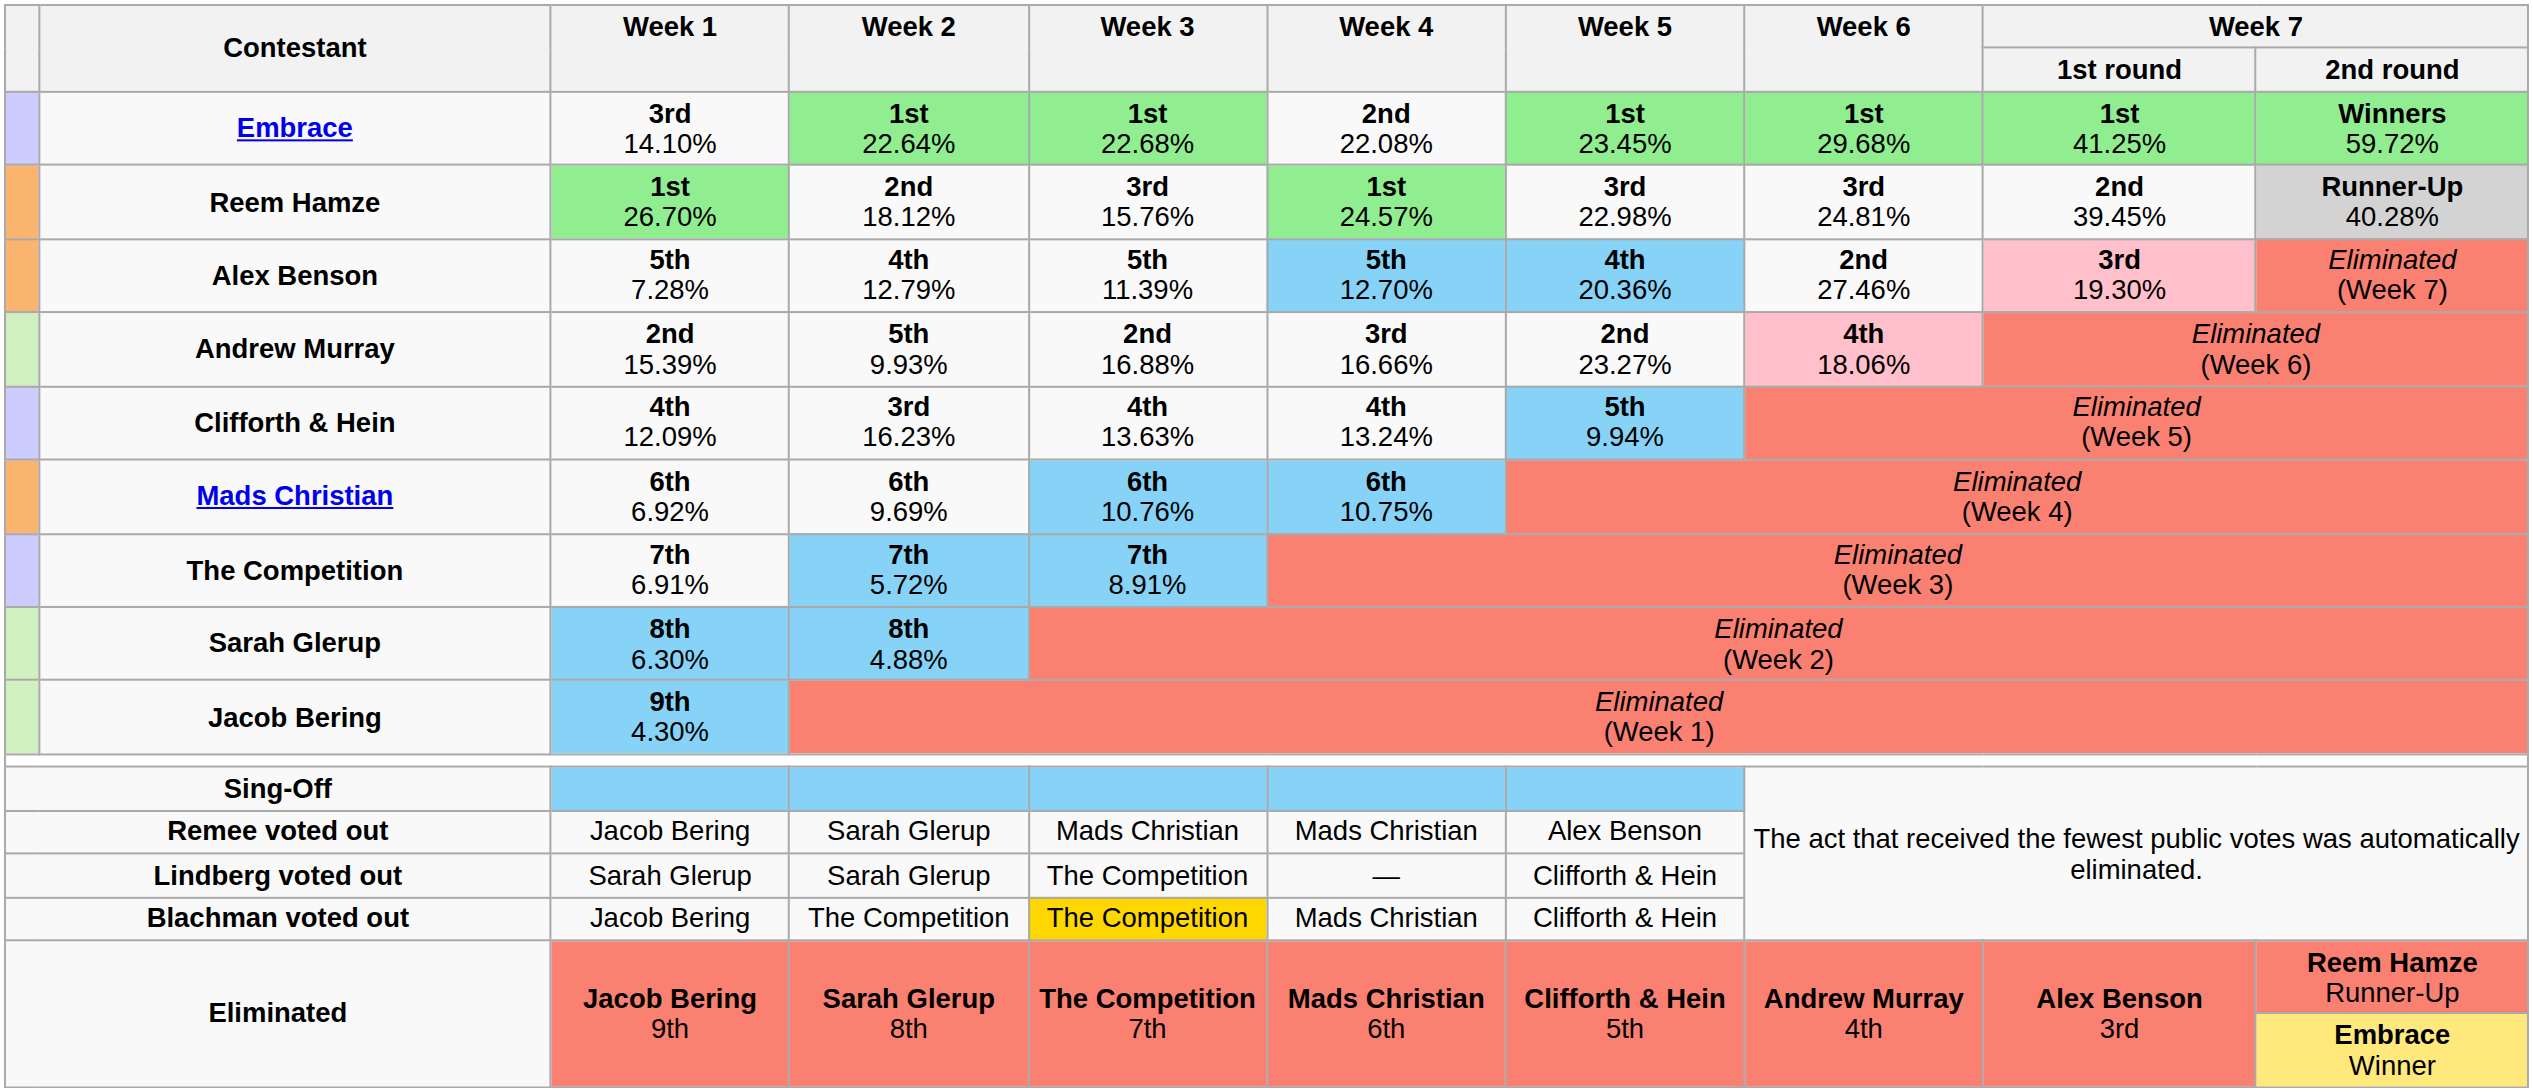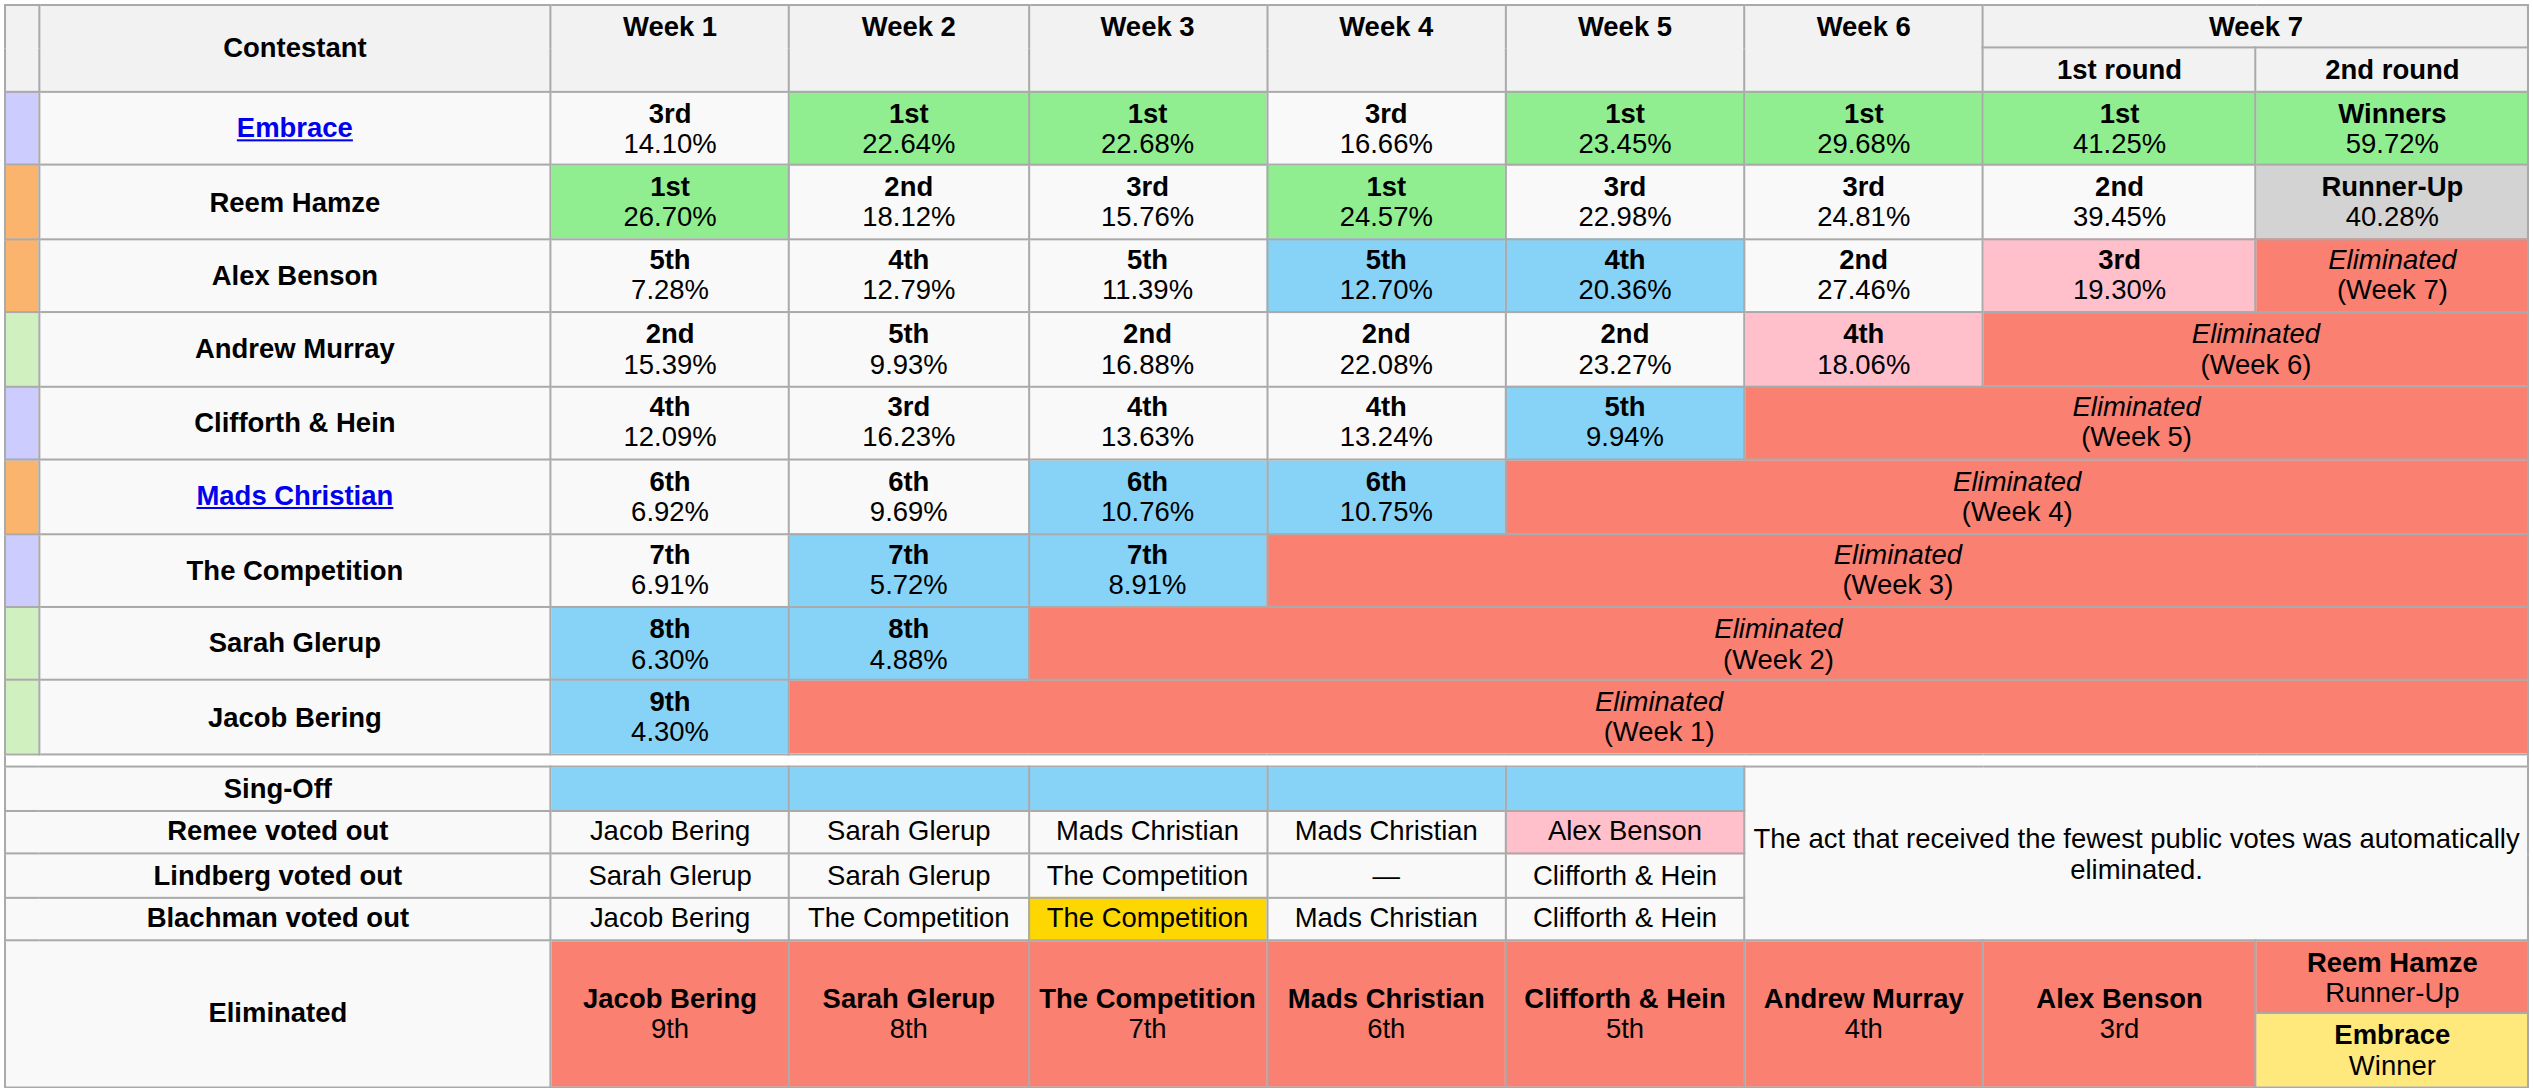(1386, 128) 2nd 22.08% -> (1386, 128) 3rd 16.66%
(1386, 349) 3rd 16.66% -> (1386, 349) 2nd 22.08%
(1625, 832) no background -> (1625, 832) pink background
